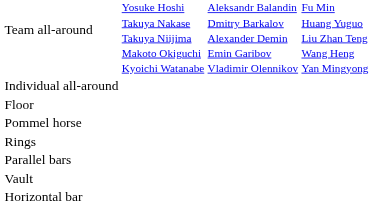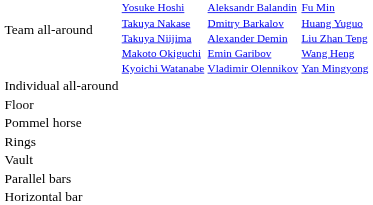rows swapped: (19, 178) <-> (38, 160)
